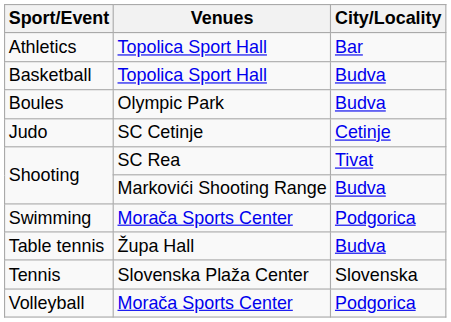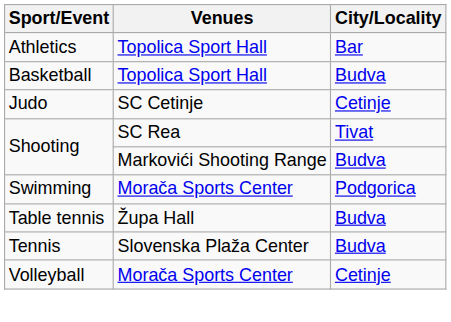- row: (36, 103)
(376, 274) Slovenska -> (360, 246) Budva
(375, 302) Podgorica -> (363, 274) Cetinje
